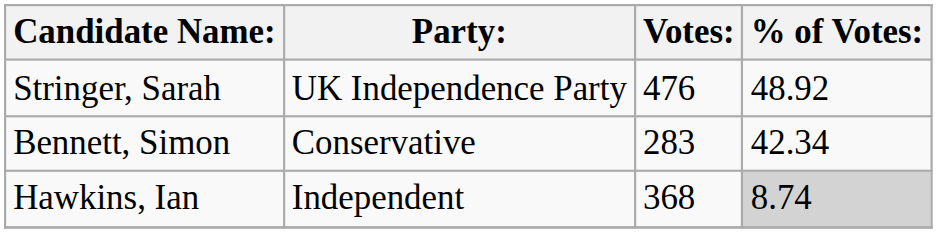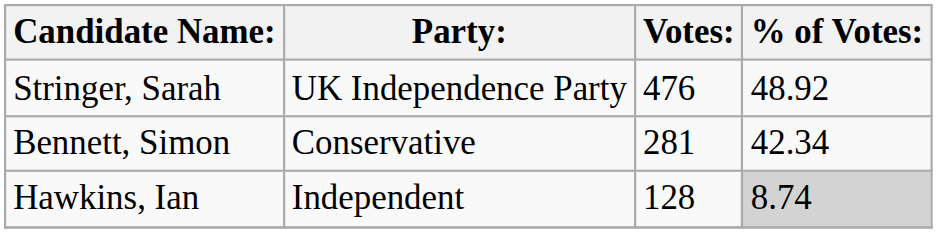(669, 142) 283 -> (669, 142) 281
(669, 198) 368 -> (669, 198) 128
